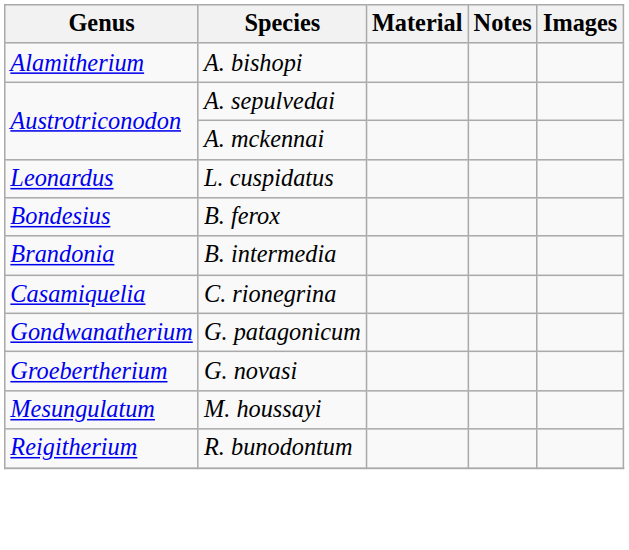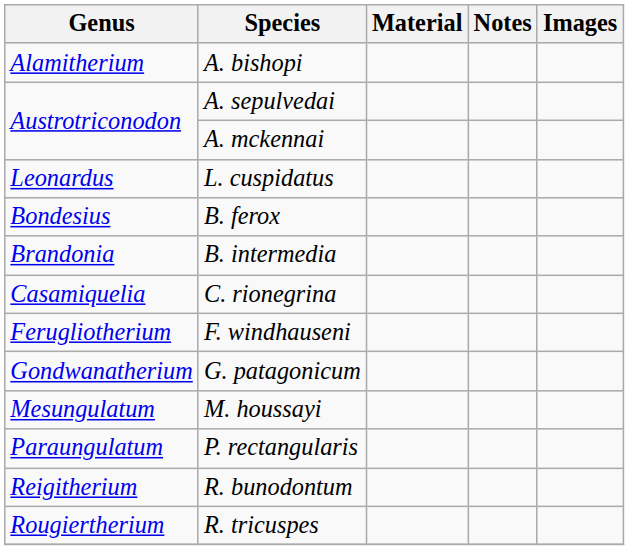+ row: (277, 332)
- row: (251, 370)
+ row: (281, 448)
+ row: (261, 525)
